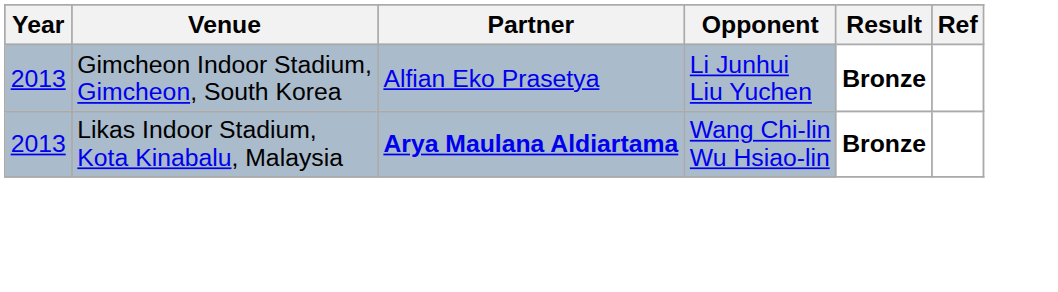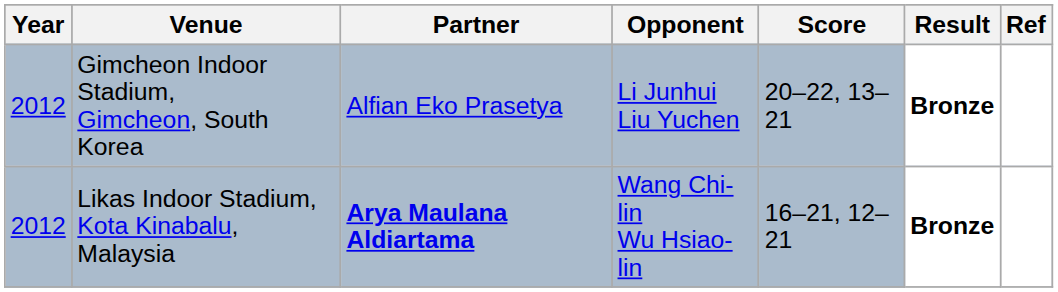+ column: (832, 25)
(38, 78) 2013 -> (38, 105) 2012
(38, 144) 2013 -> (38, 227) 2012
